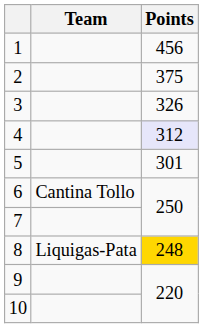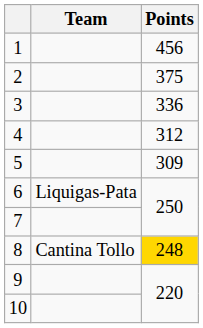(169, 105) 326 -> (169, 105) 336
(169, 134) lavender background -> (169, 134) no background
(169, 163) 301 -> (169, 163) 309
(85, 192) Cantina Tollo -> (86, 192) Liquigas-Pata
(86, 250) Liquigas-Pata -> (85, 250) Cantina Tollo
